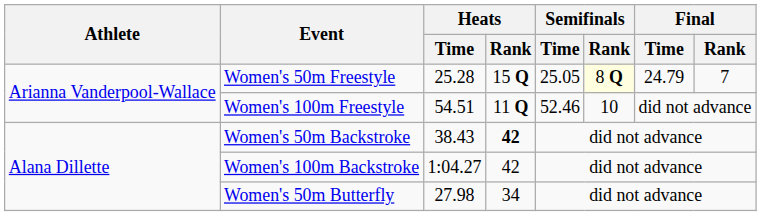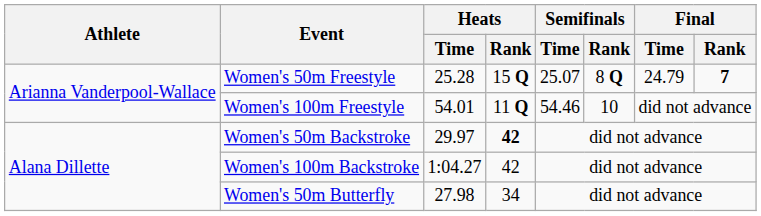(560, 78) 25.05 -> (560, 78) 25.07
(609, 78) lightyellow background -> (609, 78) no background
(725, 78) normal -> (725, 78) bold
(454, 107) 54.51 -> (454, 107) 54.01
(560, 107) 52.46 -> (560, 107) 54.46
(454, 137) 38.43 -> (454, 137) 29.97
